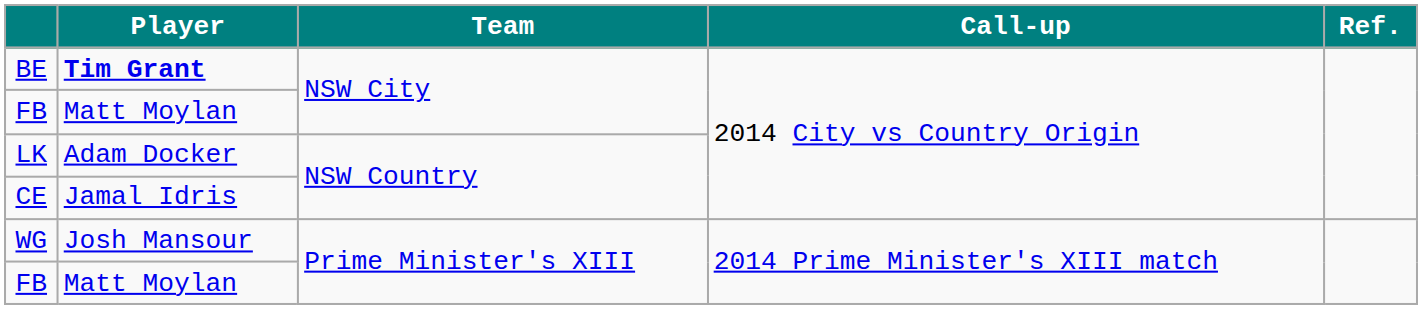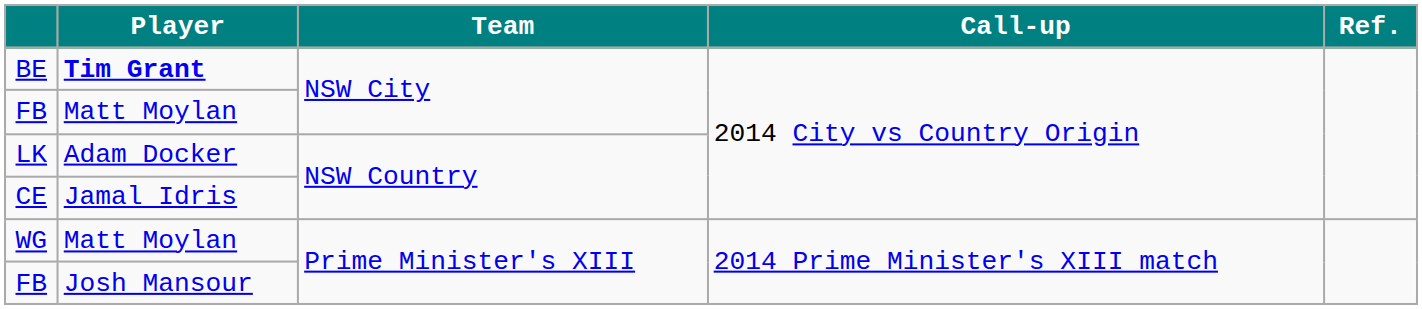(158, 240) Josh Mansour -> (150, 240) Matt Moylan
(150, 283) Matt Moylan -> (158, 283) Josh Mansour
